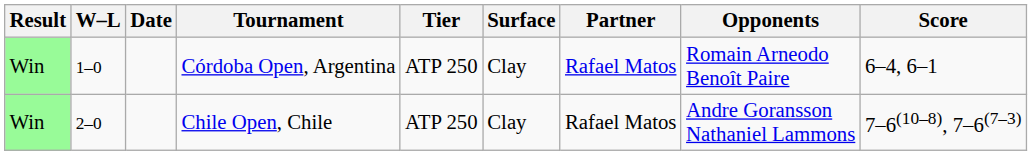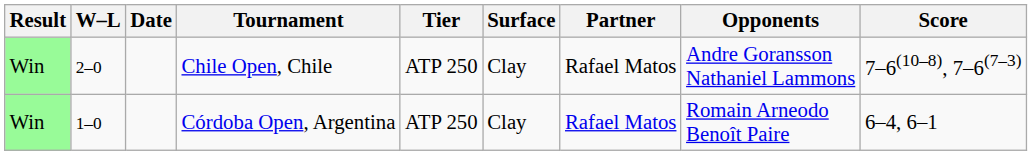rows swapped: (288, 65) <-> (257, 122)
